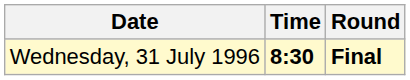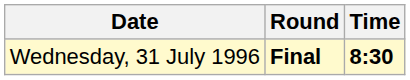columns swapped: (295, 21) <-> (366, 21)
